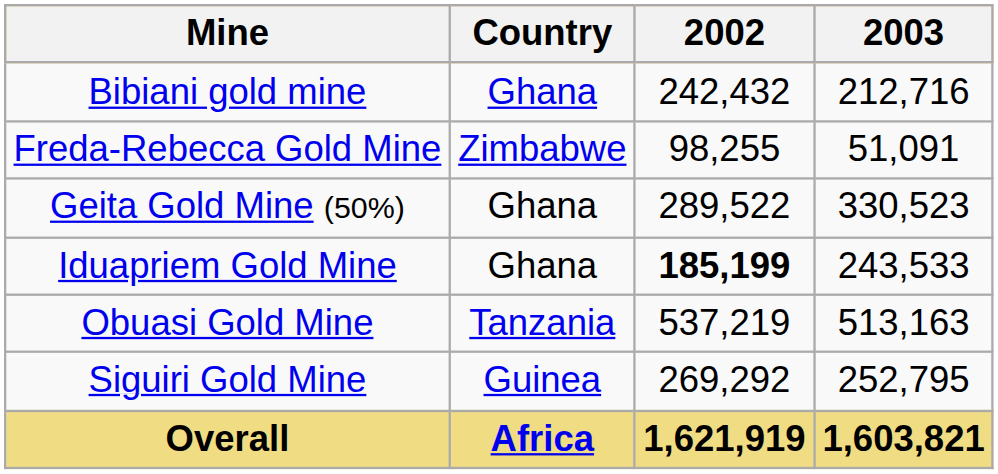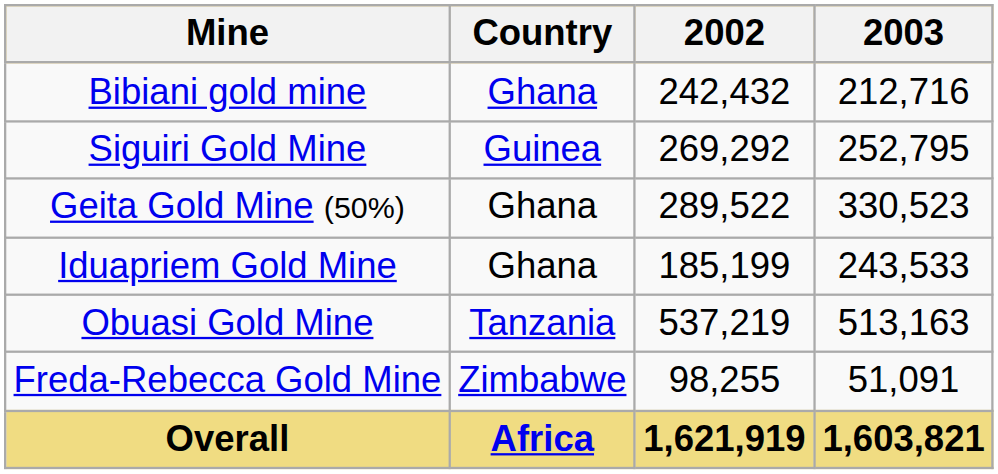rows swapped: (227, 149) <-> (227, 380)
(724, 264) bold -> (724, 264) normal
